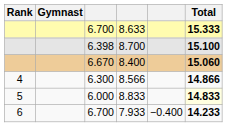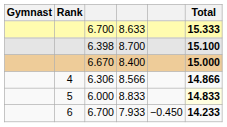columns swapped: (20, 12) <-> (60, 12)
(204, 63) 15.060 -> (204, 63) 15.000
(101, 79) 6.300 -> (101, 79) 6.306
(166, 113) −0.400 -> (166, 113) −0.450
